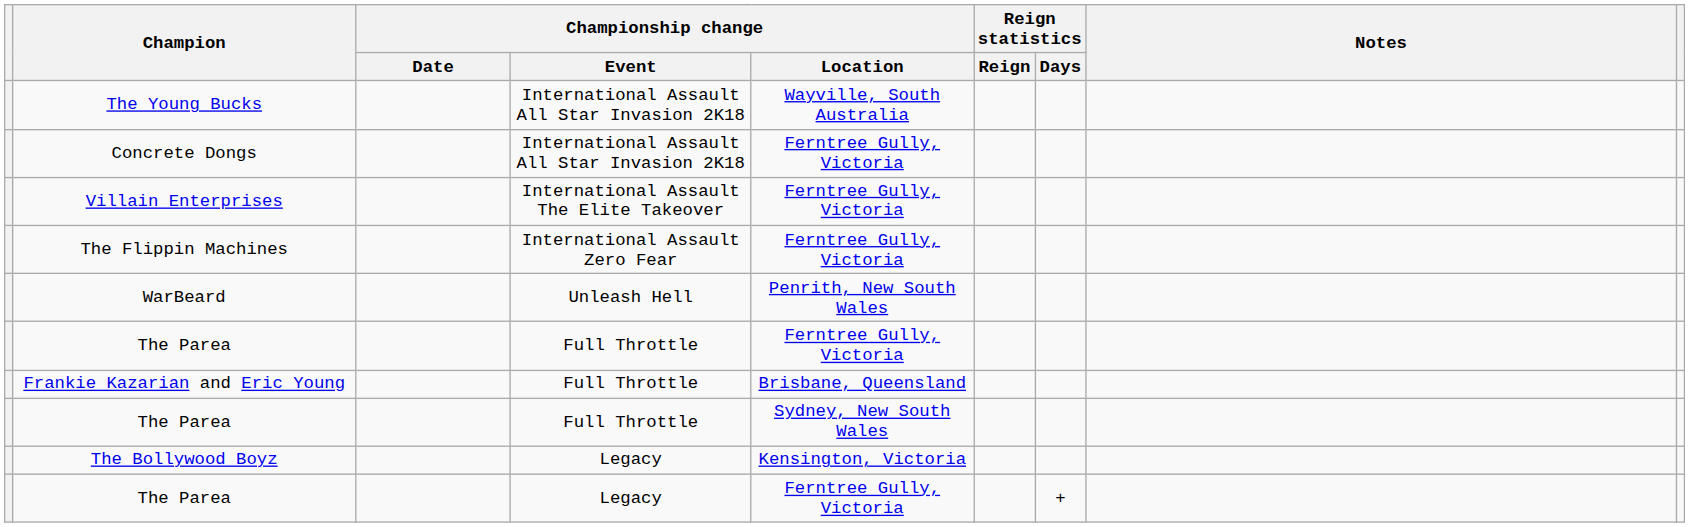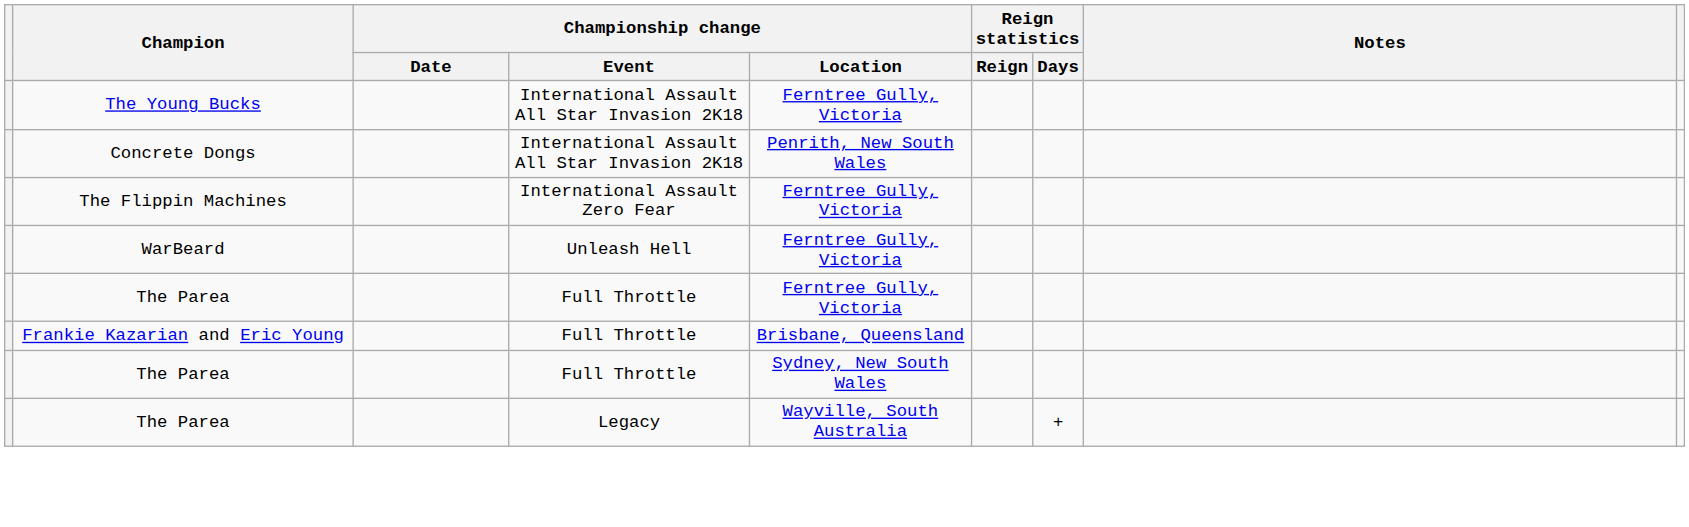(862, 105) Wayville, South Australia -> (860, 105) Ferntree Gully, Victoria
(862, 153) Ferntree Gully, Victoria -> (860, 153) Penrith, New South Wales
- row: (184, 201)
(862, 298) Penrith, New South Wales -> (860, 249) Ferntree Gully, Victoria
- row: (184, 460)
(862, 498) Ferntree Gully, Victoria -> (860, 422) Wayville, South Australia
